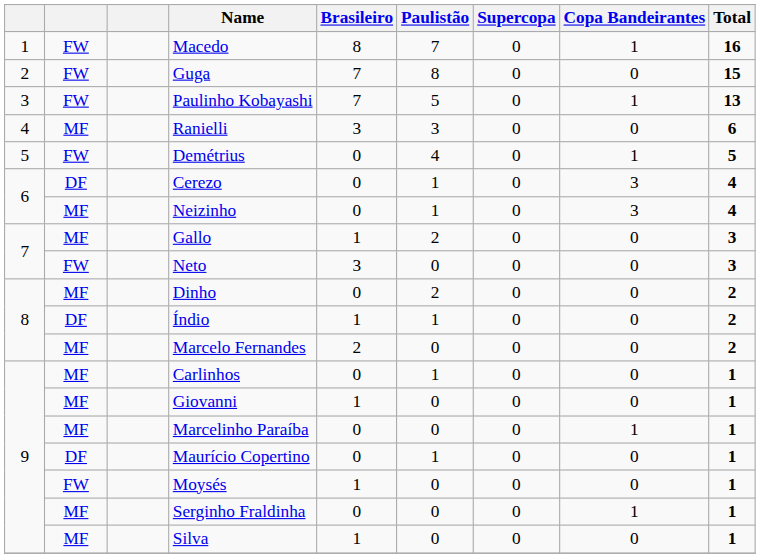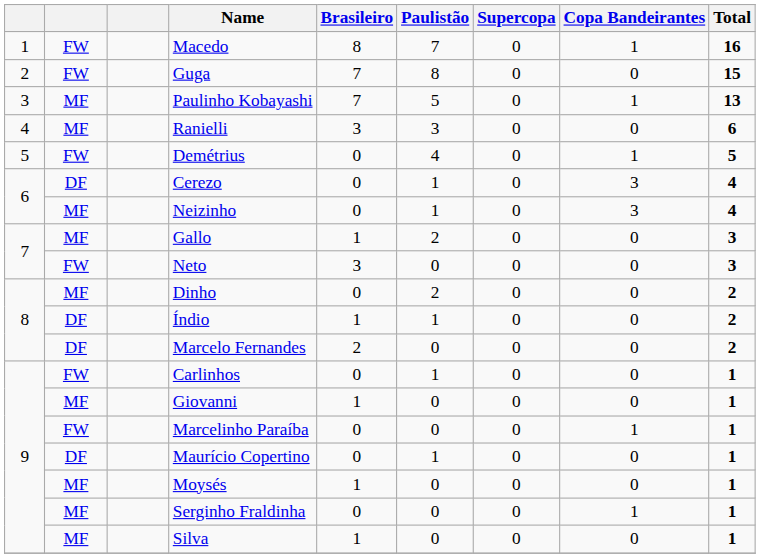(76, 100) FW -> (76, 100) MF
(76, 347) MF -> (76, 347) DF
(76, 374) MF -> (76, 374) FW
(76, 429) MF -> (76, 429) FW
(76, 484) FW -> (76, 484) MF
